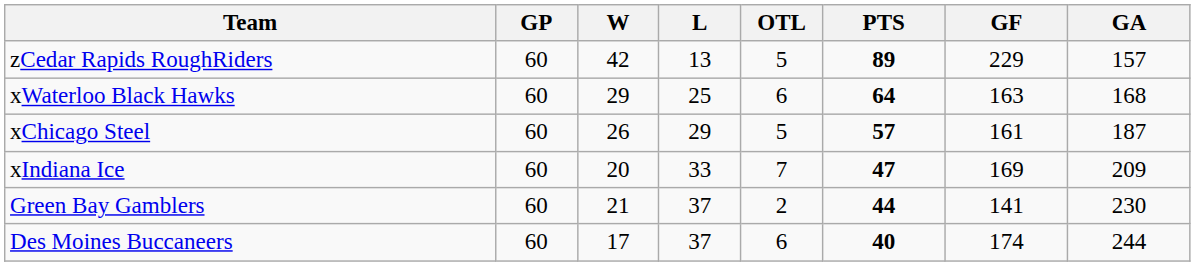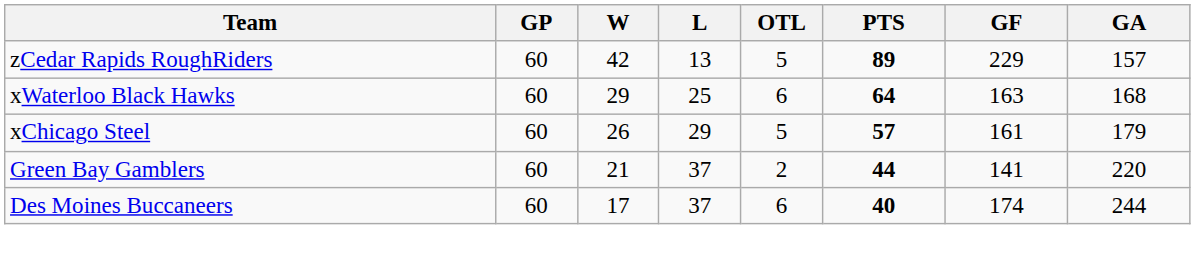(1129, 132) 187 -> (1129, 132) 179
- row: (67, 168)
(1129, 205) 230 -> (1129, 168) 220
